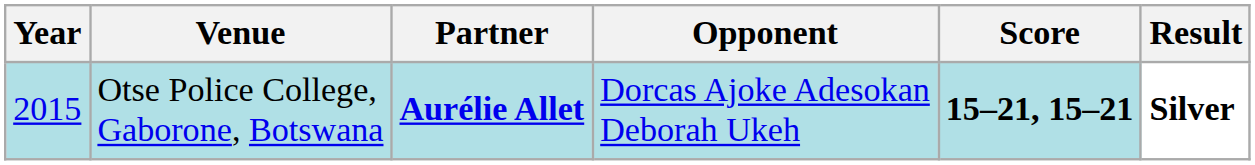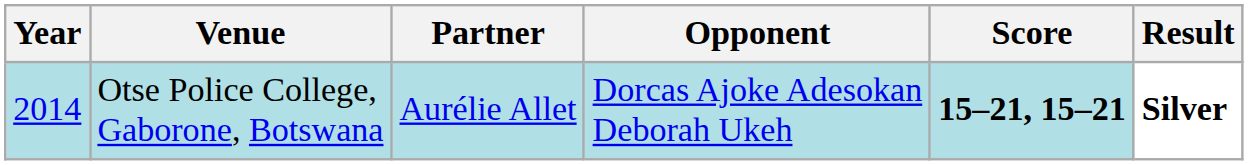(47, 109) 2015 -> (47, 109) 2014
(492, 109) bold -> (488, 109) normal
